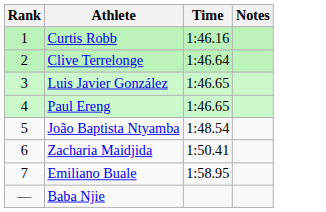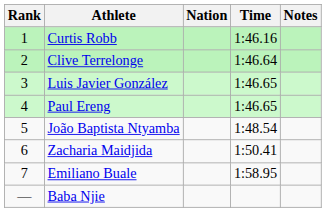+ column: (207, 15)
